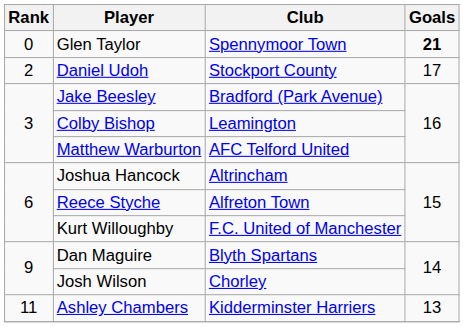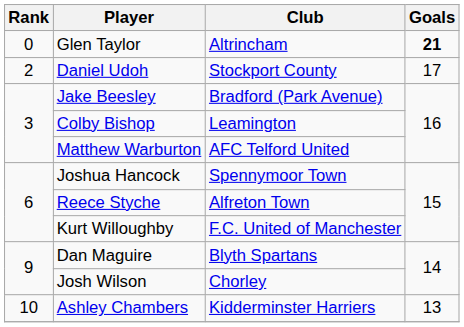(278, 44) Spennymoor Town -> (248, 44) Altrincham
(248, 176) Altrincham -> (278, 176) Spennymoor Town
(29, 307) 11 -> (29, 307) 10
